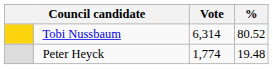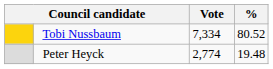(206, 34) 6,314 -> (206, 34) 7,334
(206, 53) 1,774 -> (206, 53) 2,774
